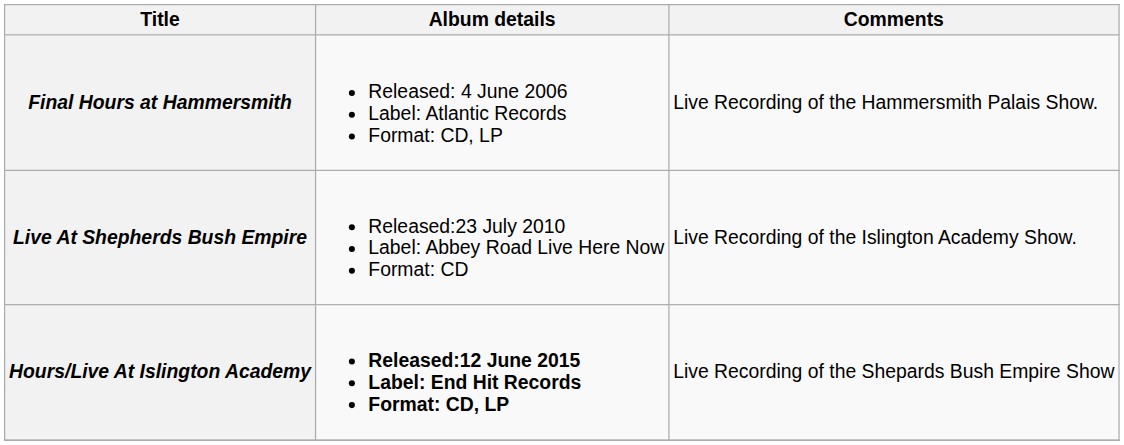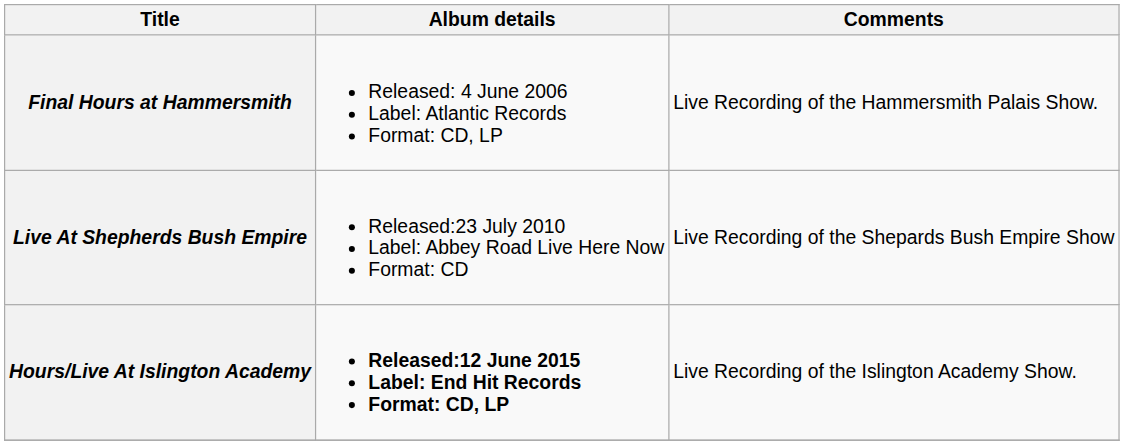(875, 237) Live Recording of the Islington Academy Show. -> (894, 237) Live Recording of the Shepards Bush Empire Show
(894, 372) Live Recording of the Shepards Bush Empire Show -> (875, 372) Live Recording of the Islington Academy Show.
